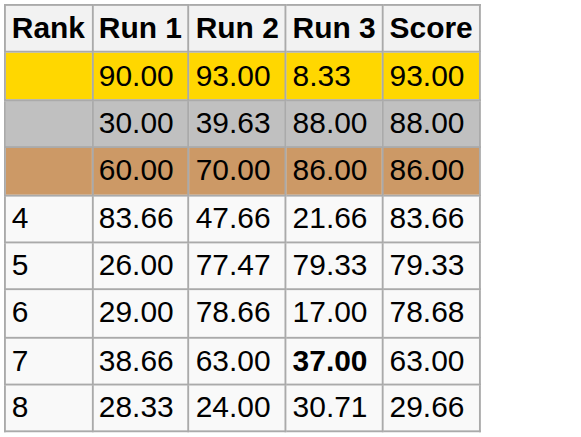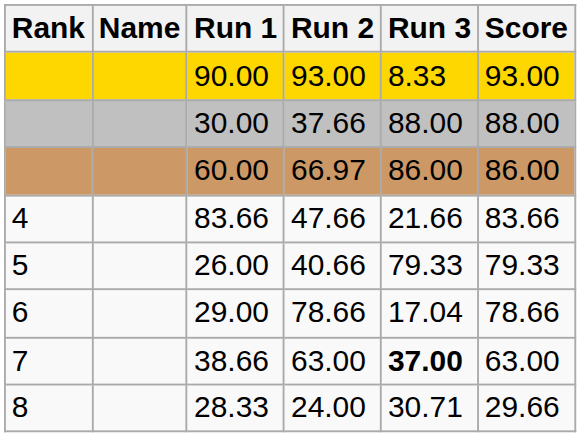+ column: (140, 28)
(233, 123) 39.63 -> (328, 123) 37.66
(233, 170) 70.00 -> (328, 170) 66.97
(233, 265) 77.47 -> (328, 265) 40.66
(330, 312) 17.00 -> (425, 312) 17.04
(427, 312) 78.68 -> (522, 312) 78.66
